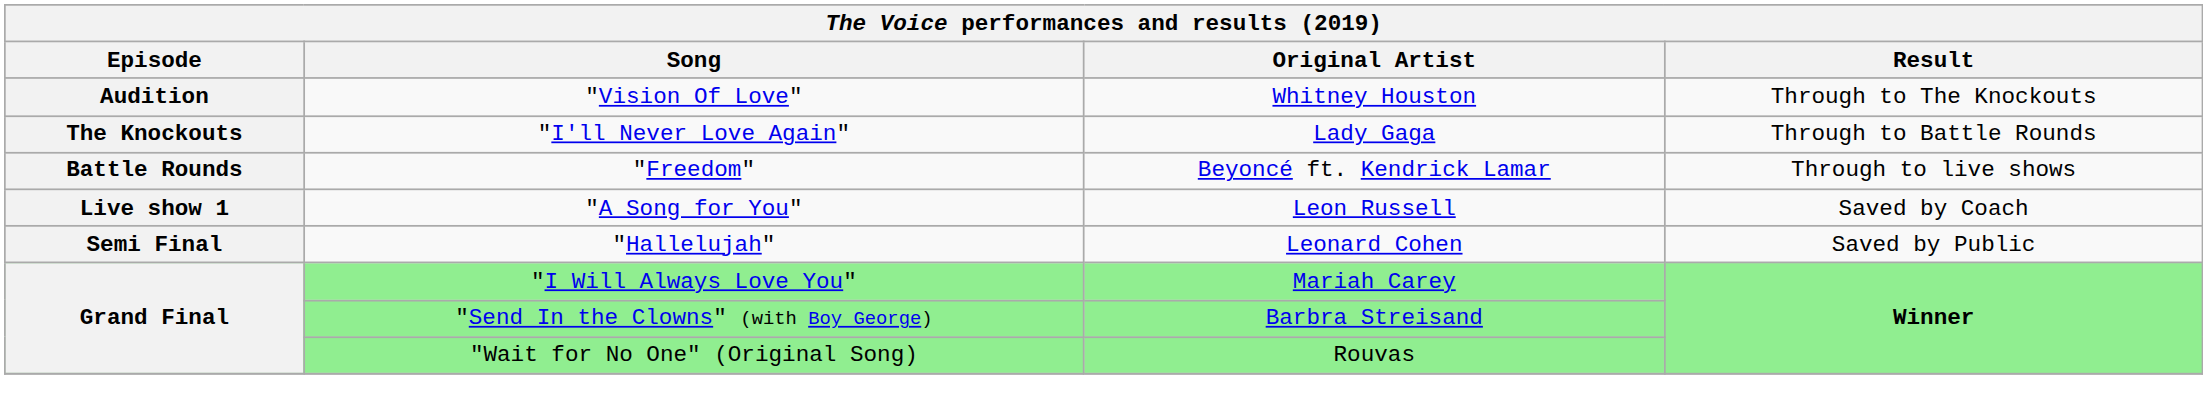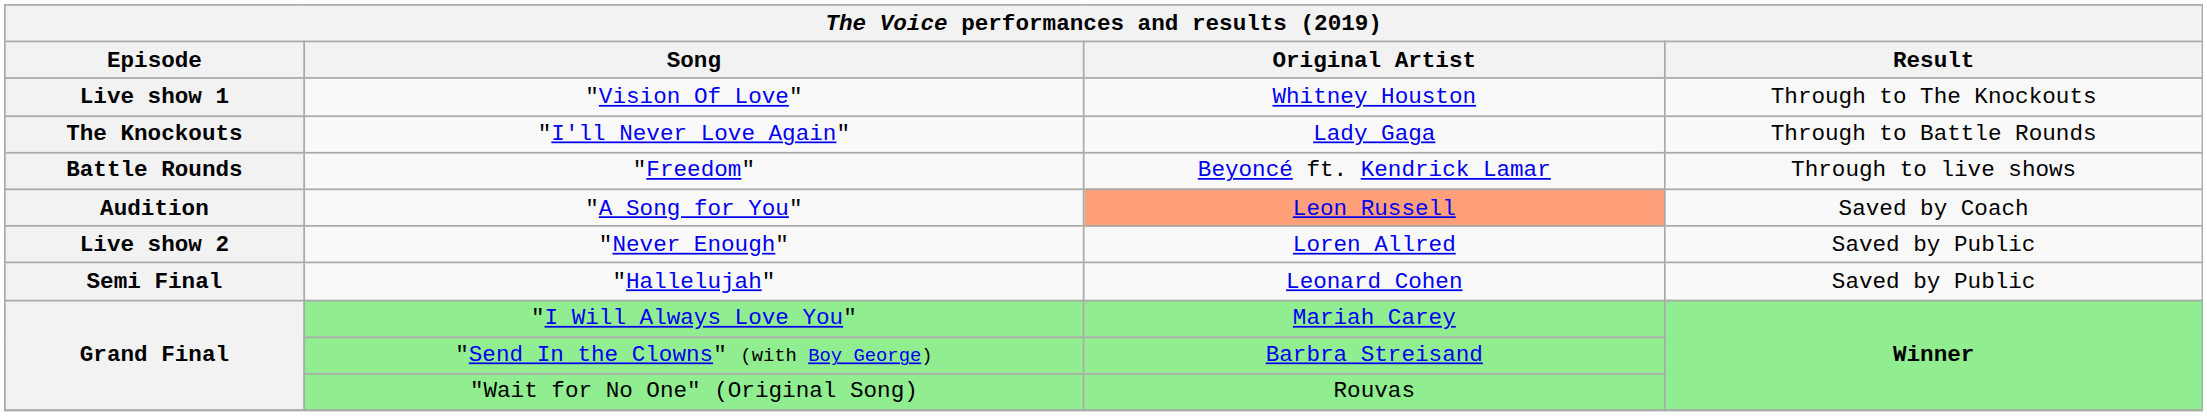(154, 97) Audition -> (154, 97) Live show 1
(154, 208) Live show 1 -> (154, 208) Audition
(1374, 208) no background -> (1374, 208) lightsalmon background
+ row: (694, 245)
